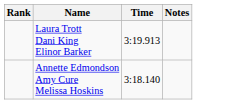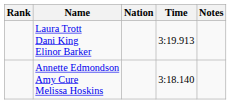+ column: (139, 12)
